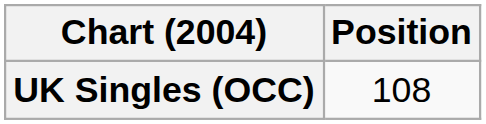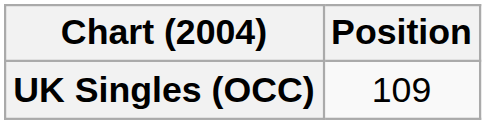(401, 89) 108 -> (401, 89) 109
